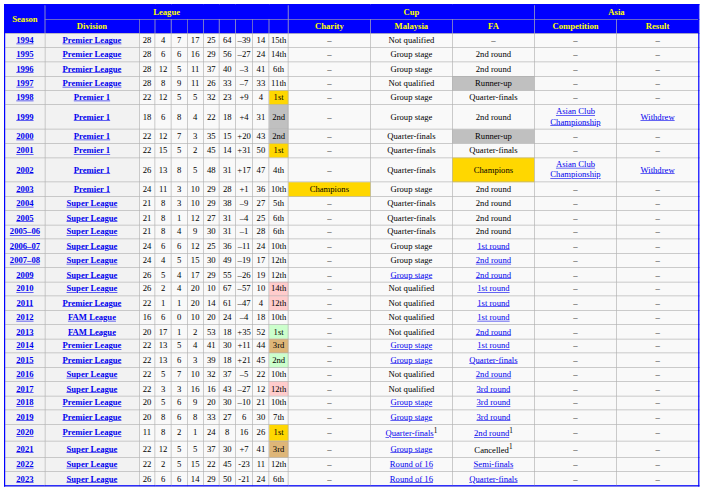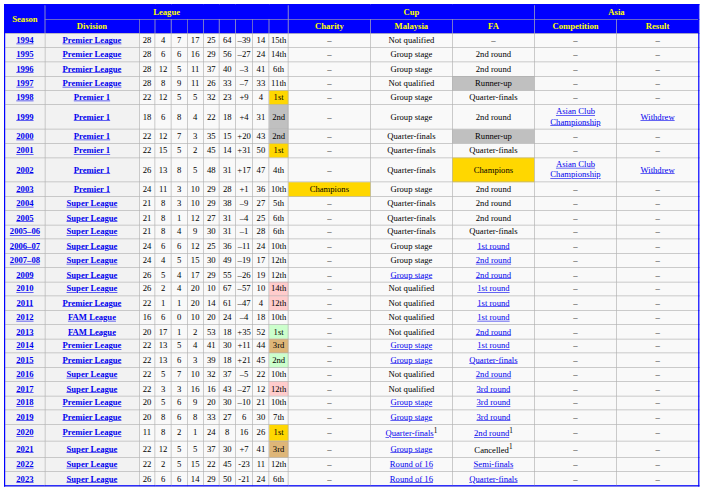(493, 232) 2nd round -> (493, 232) Quarter-finals
